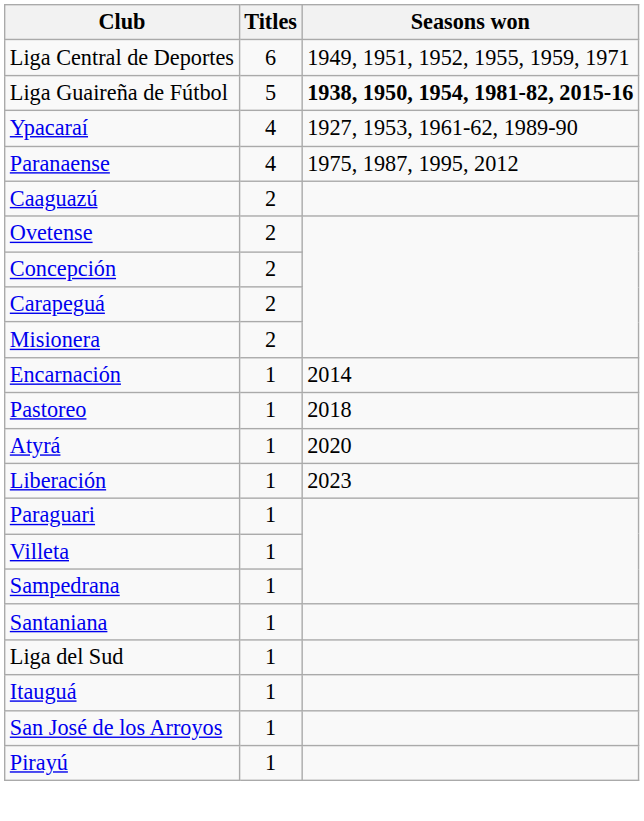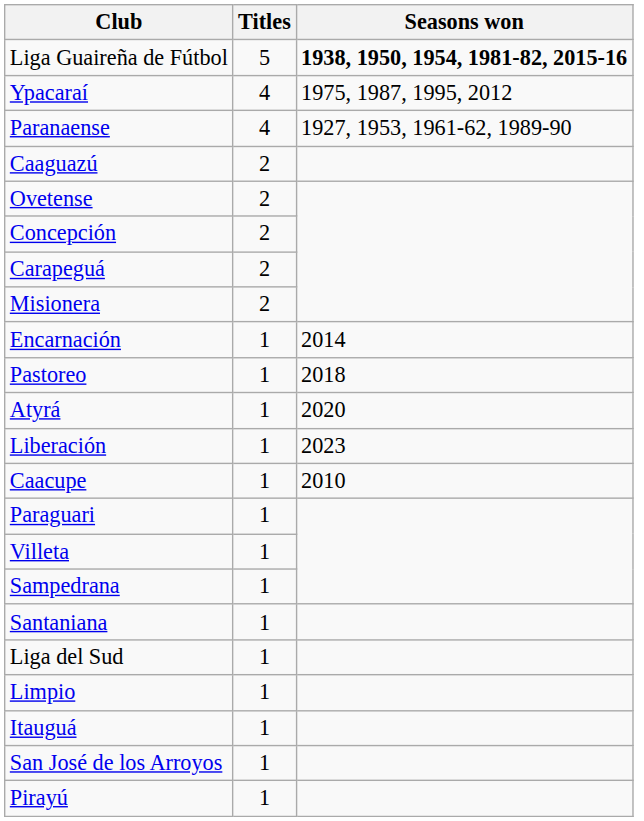- row: (122, 57)
(443, 127) 1927, 1953, 1961-62, 1989-90 -> (407, 92) 1975, 1987, 1995, 2012
(413, 163) 1975, 1987, 1995, 2012 -> (436, 127) 1927, 1953, 1961-62, 1989-90
+ row: (48, 480)
+ row: (43, 692)
